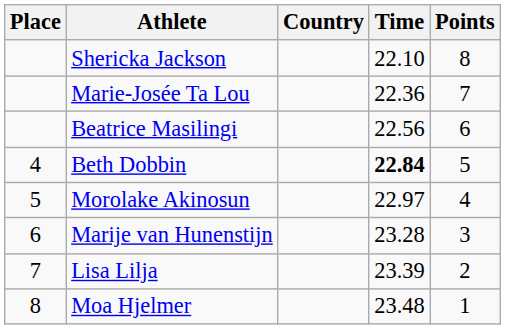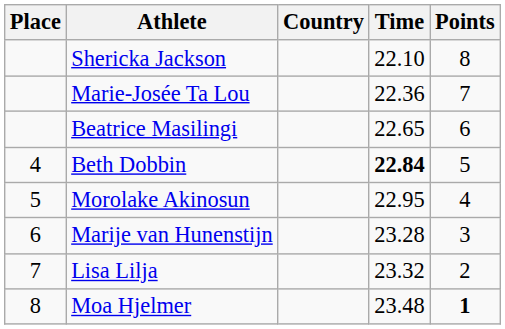(399, 128) 22.56 -> (399, 128) 22.65
(399, 199) 22.97 -> (399, 199) 22.95
(399, 270) 23.39 -> (399, 270) 23.32
(465, 306) normal -> (465, 306) bold
